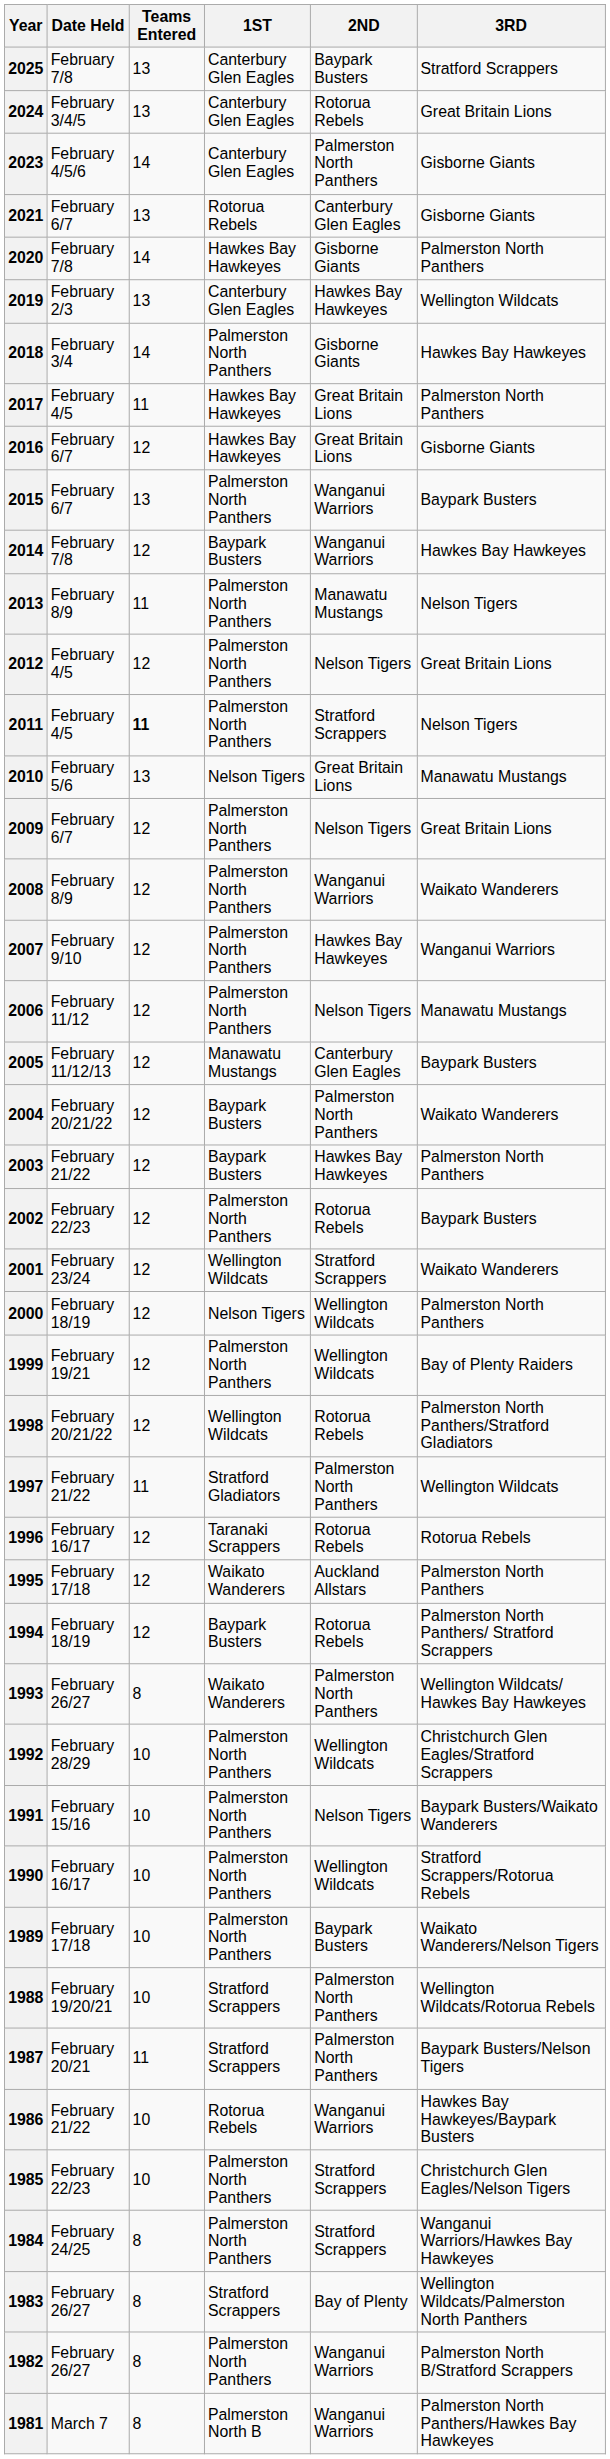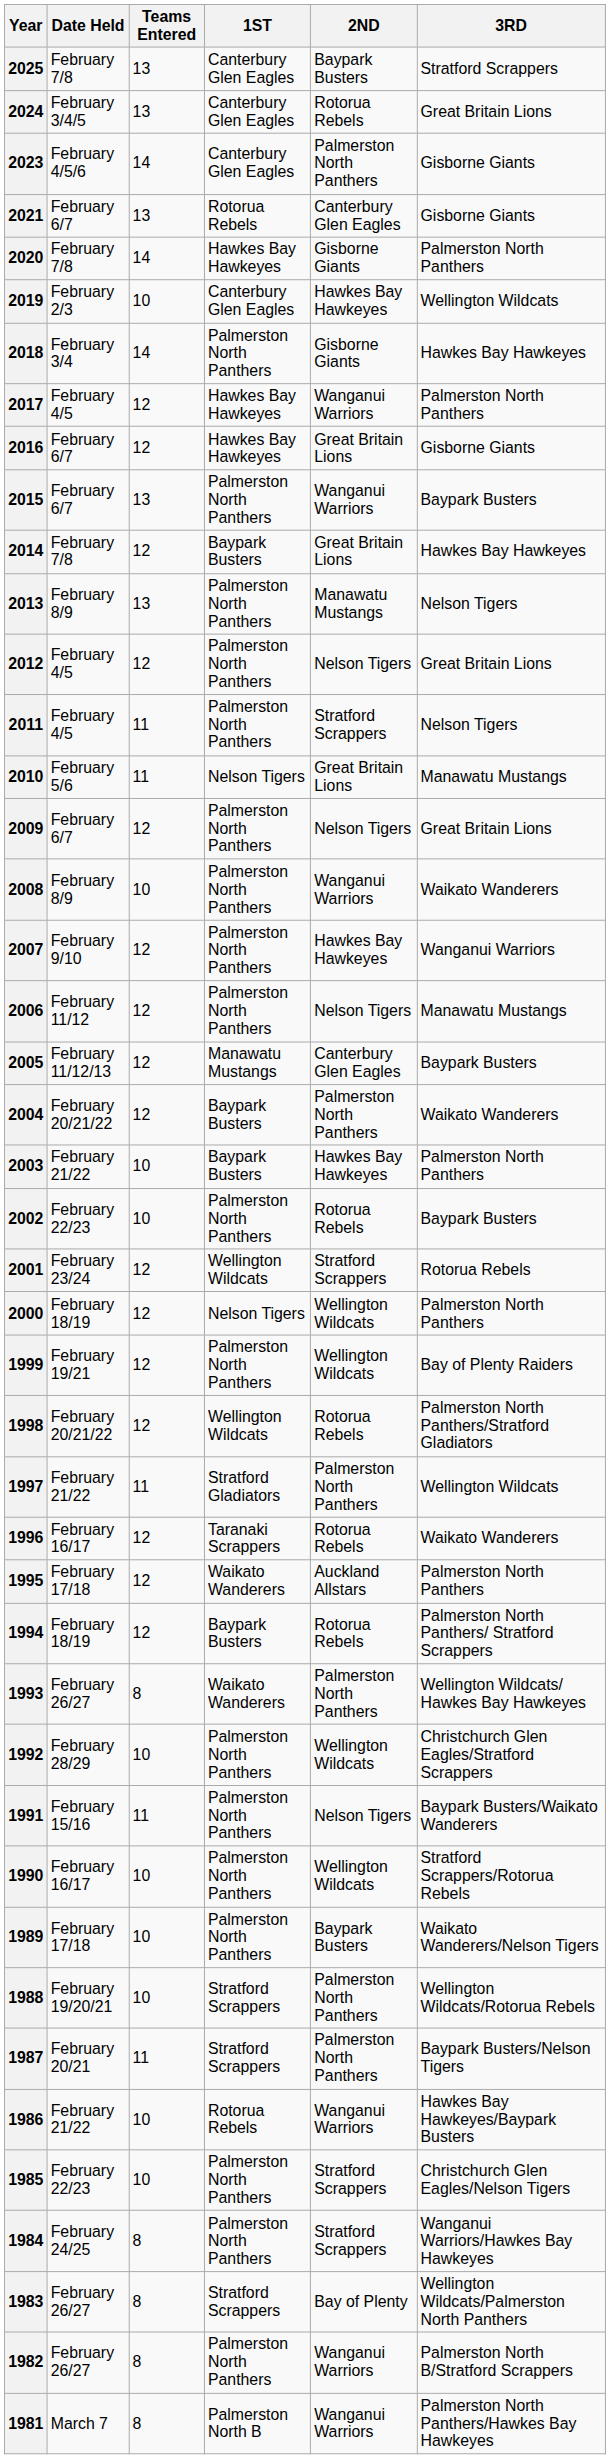(141, 301) 13 -> (141, 301) 10
(141, 405) 11 -> (141, 405) 12
(359, 405) Great Britain Lions -> (350, 405) Wanganui Warriors
(350, 551) Wanganui Warriors -> (359, 551) Great Britain Lions
(141, 603) 11 -> (141, 603) 13
(141, 725) bold -> (141, 725) normal
(141, 777) 13 -> (141, 777) 11
(141, 889) 12 -> (141, 889) 10
(141, 1166) 12 -> (141, 1166) 10
(141, 1218) 12 -> (141, 1218) 10
(490, 1270) Waikato Wanderers -> (476, 1270) Rotorua Rebels
(476, 1538) Rotorua Rebels -> (490, 1538) Waikato Wanderers
(141, 1815) 10 -> (141, 1815) 11
